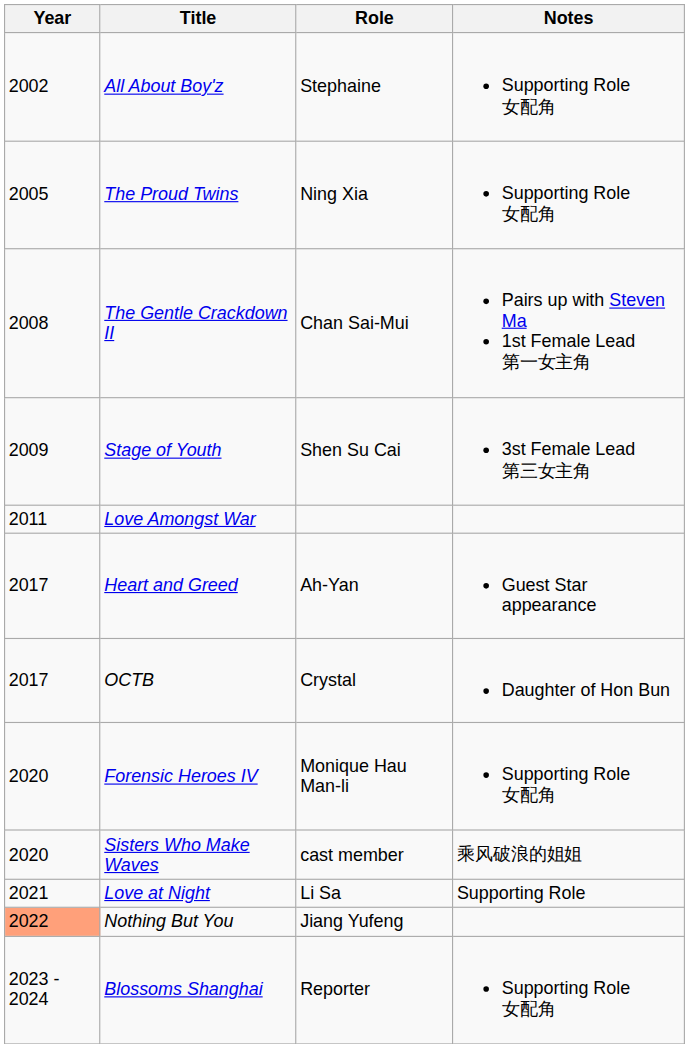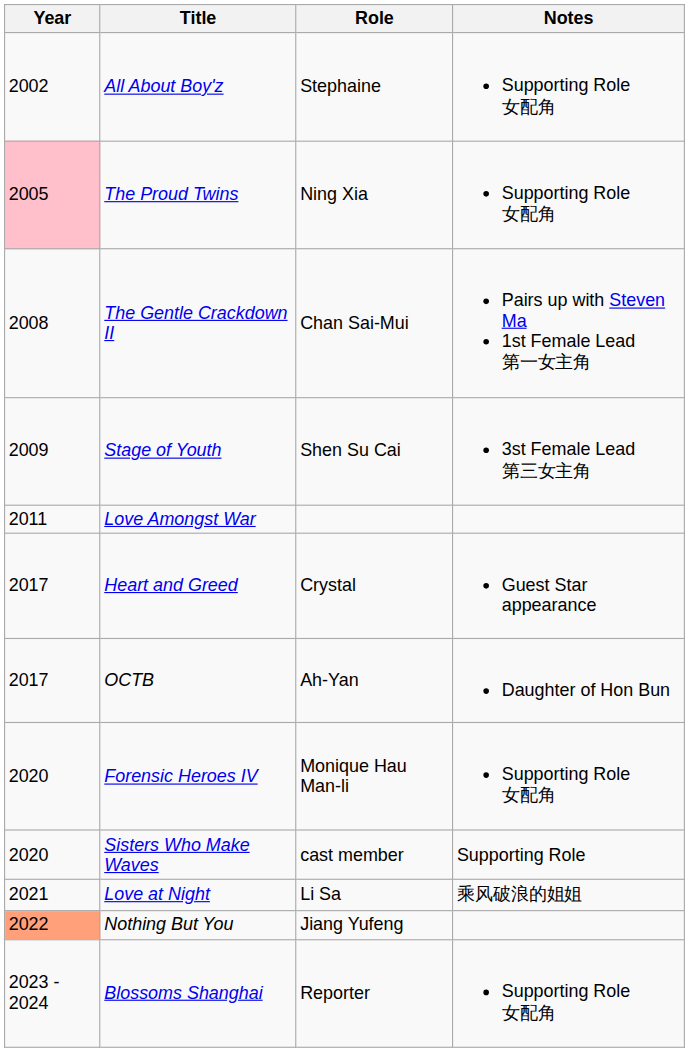(29, 194) no background -> (29, 194) pink background
(329, 585) Ah-Yan -> (328, 585) Crystal
(328, 680) Crystal -> (329, 680) Ah-Yan
(520, 854) 乘风破浪的姐姐 -> (521, 854) Supporting Role
(521, 893) Supporting Role -> (520, 894) 乘风破浪的姐姐
